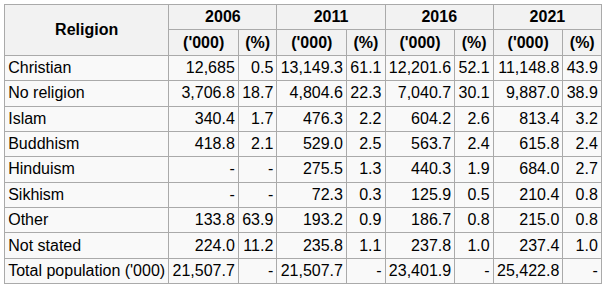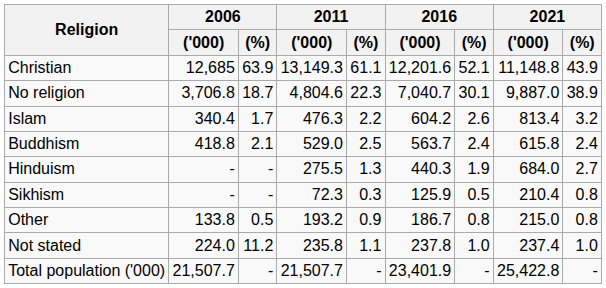(262, 67) 0.5 -> (258, 67) 63.9
(258, 220) 63.9 -> (262, 220) 0.5
